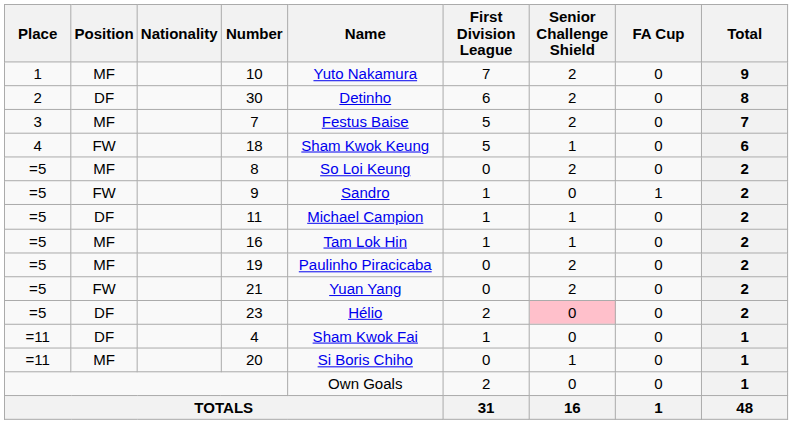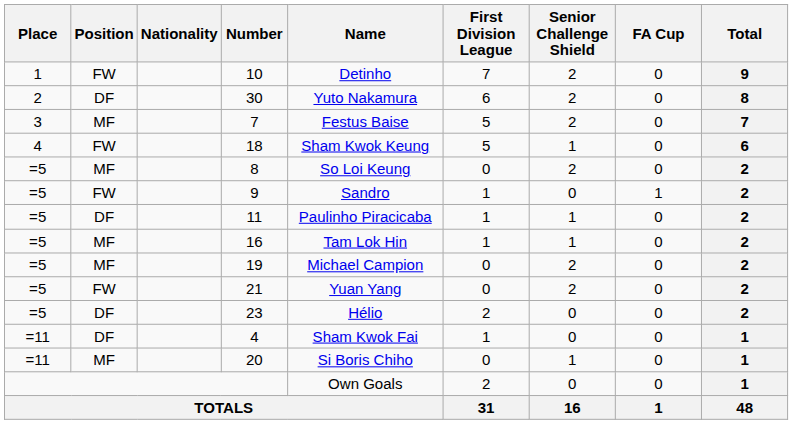(104, 74) MF -> (104, 74) FW
(365, 74) Yuto Nakamura -> (365, 74) Detinho
(365, 98) Detinho -> (365, 98) Yuto Nakamura
(365, 217) Michael Campion -> (365, 217) Paulinho Piracicaba
(365, 265) Paulinho Piracicaba -> (365, 265) Michael Campion
(572, 312) pink background -> (572, 312) no background
